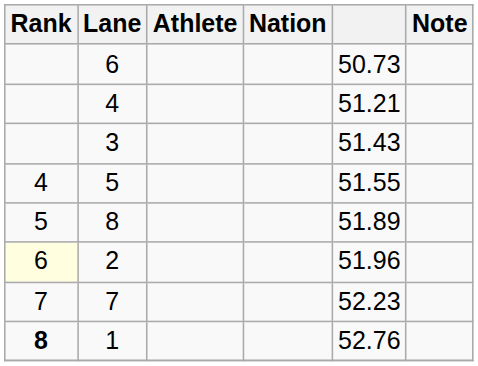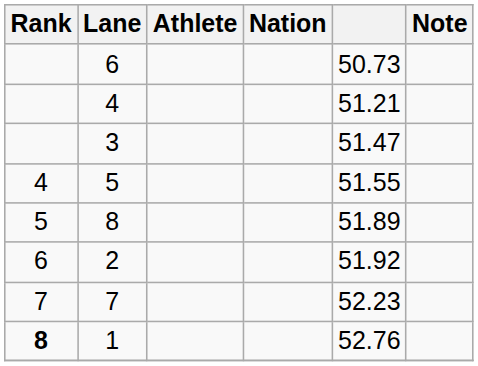(369, 143) 51.43 -> (369, 143) 51.47
(41, 261) lightyellow background -> (41, 261) no background
(369, 261) 51.96 -> (369, 261) 51.92
